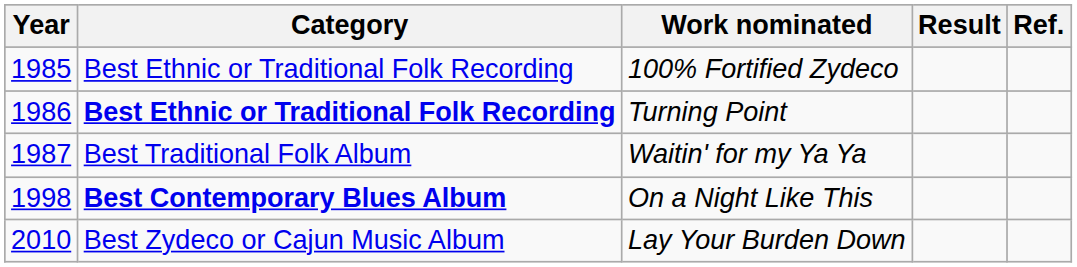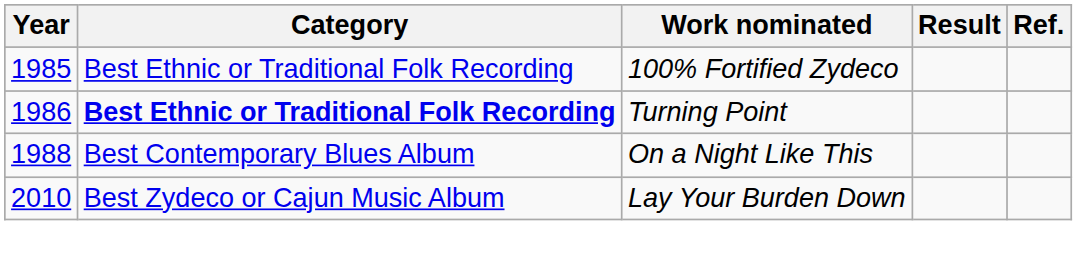- row: (747, 154)
(41, 197) 1998 -> (41, 154) 1988
(295, 197) bold -> (279, 154) normal
